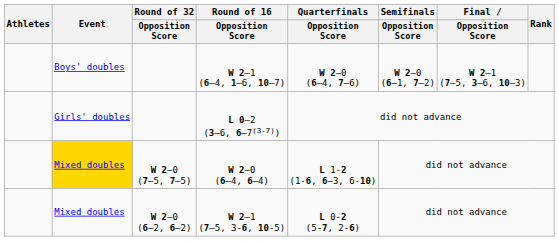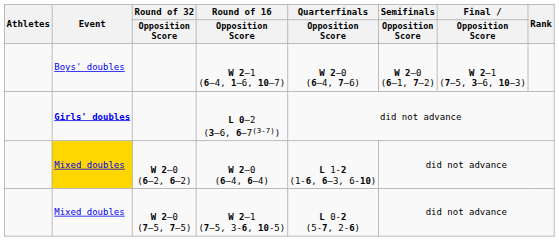(92, 116) normal -> (92, 116) bold
(164, 175) W 2–0 (7–5, 7–5) -> (164, 175) W 2–0 (6–2, 6–2)
(164, 223) W 2–0 (6–2, 6–2) -> (164, 223) W 2–0 (7–5, 7–5)
